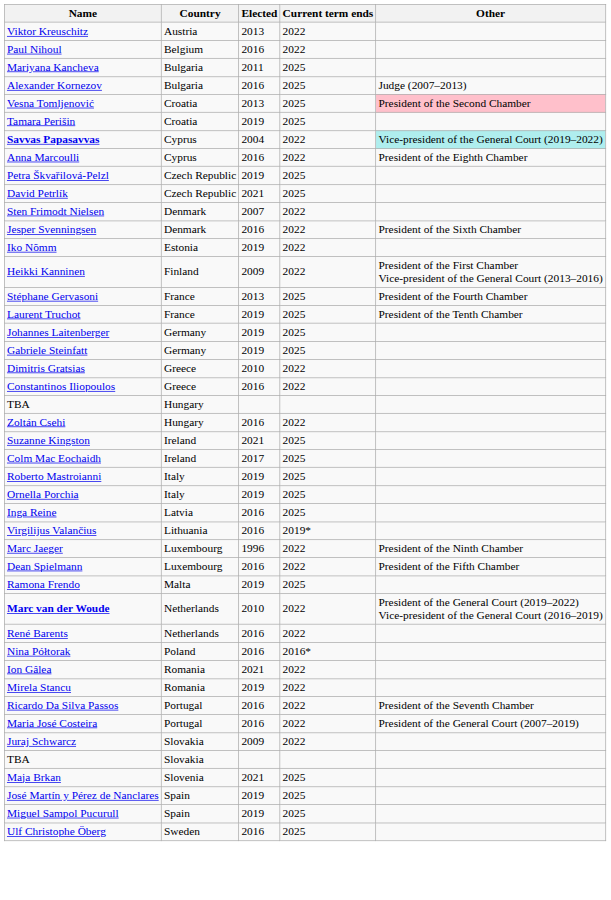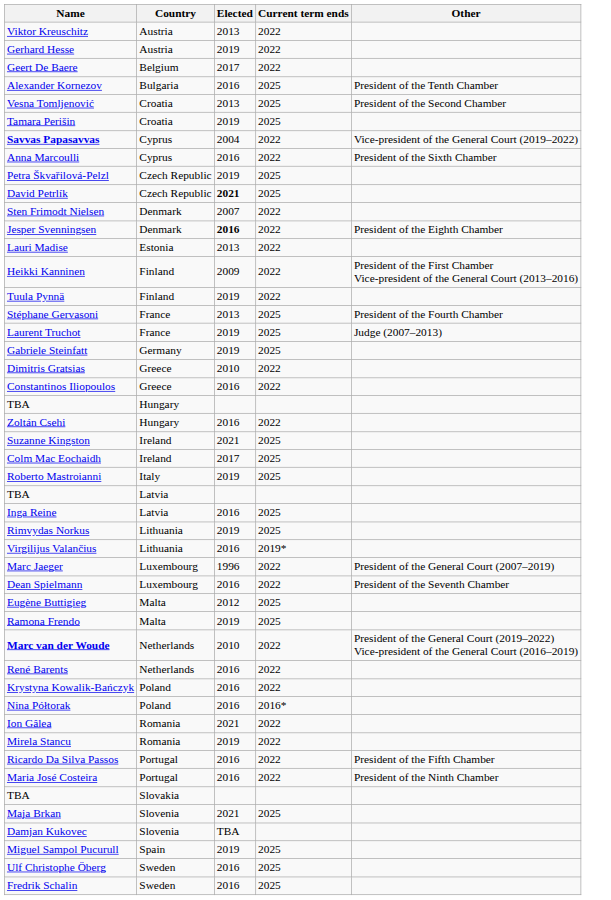+ row: (41, 49)
- row: (34, 49)
+ row: (42, 67)
- row: (53, 67)
(423, 85) Judge (2007–2013) -> (426, 85) President of the Tenth Chamber
(455, 103) pink background -> (430, 103) no background
(491, 139) paleturquoise background -> (466, 139) no background
(453, 157) President of the Eighth Chamber -> (425, 157) President of the Sixth Chamber
(253, 193) normal -> (228, 193) bold
(253, 229) normal -> (228, 229) bold
(450, 229) President of the Sixth Chamber -> (428, 229) President of the Eighth Chamber
+ row: (37, 247)
- row: (32, 247)
+ row: (36, 296)
(451, 314) President of the Tenth Chamber -> (398, 332) Judge (2007–2013)
- row: (58, 332)
- row: (43, 494)
+ row: (18, 494)
+ row: (48, 530)
(451, 548) President of the Ninth Chamber -> (454, 566) President of the General Court (2007–2019)
(449, 566) President of the Fifth Chamber -> (432, 584) President of the Seventh Chamber
+ row: (47, 602)
+ row: (71, 687)
(456, 705) President of the Seventh Chamber -> (424, 759) President of the Fifth Chamber
(479, 723) President of the General Court (2007–2019) -> (426, 777) President of the Ninth Chamber
- row: (42, 741)
+ row: (47, 831)
- row: (83, 795)
+ row: (42, 885)
